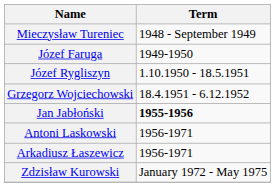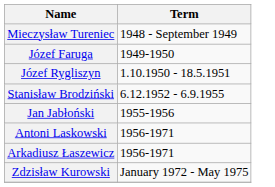- row: (70, 93)
+ row: (61, 93)
(166, 113) bold -> (147, 113) normal
